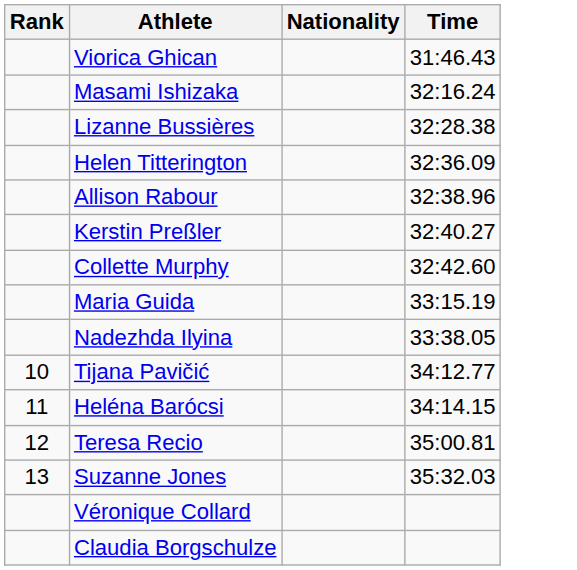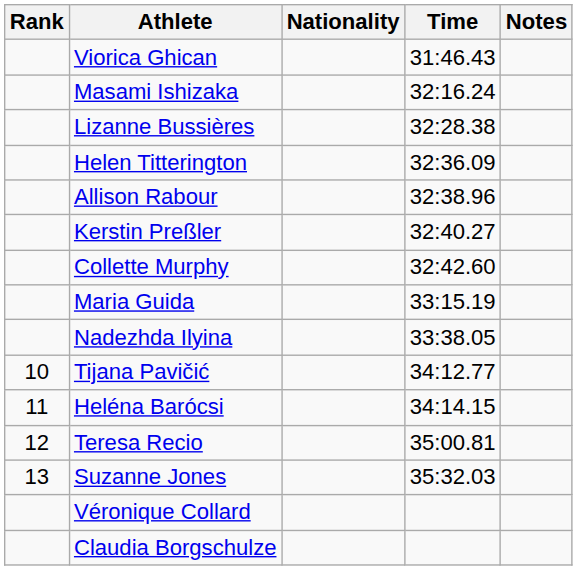+ column: (536, 22)
